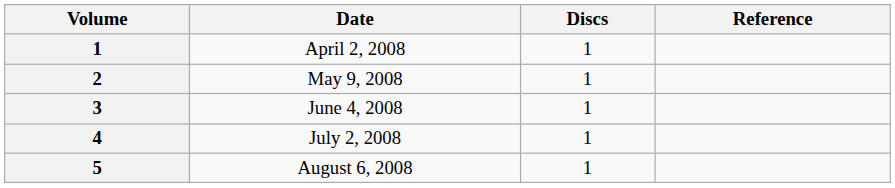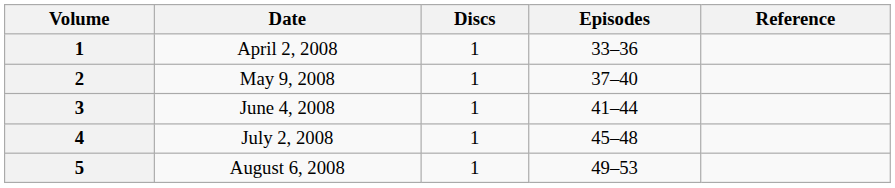+ column: (615, 19)
